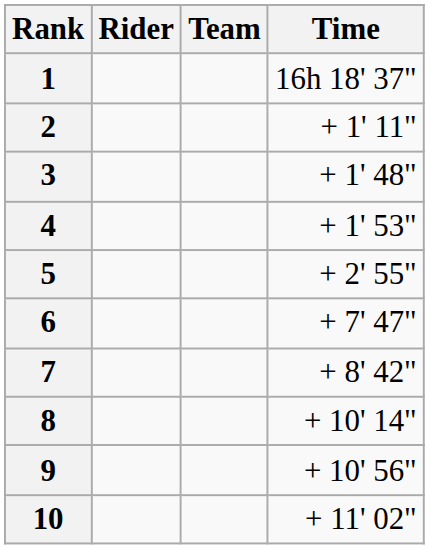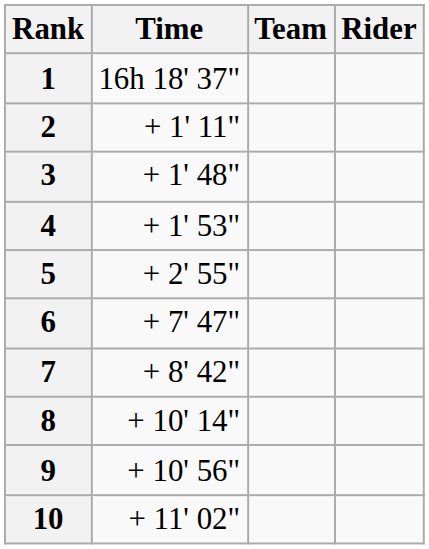columns swapped: (136, 28) <-> (346, 28)
